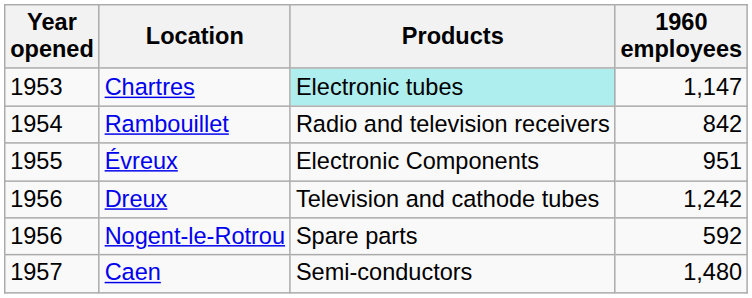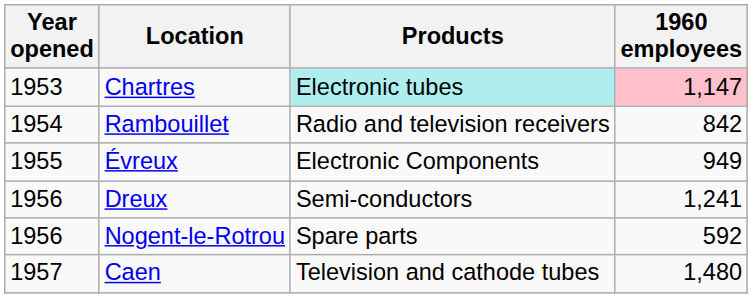(713, 86) no background -> (713, 86) pink background
(722, 161) 951 -> (722, 161) 949
(448, 198) Television and cathode tubes -> (384, 198) Semi-conductors
(713, 198) 1,242 -> (713, 198) 1,241
(384, 273) Semi-conductors -> (448, 273) Television and cathode tubes
